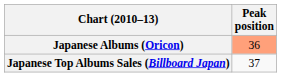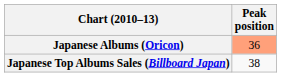(254, 63) 37 -> (254, 63) 38
